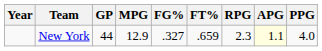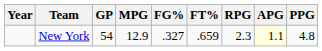(107, 35) 44 -> (107, 35) 54
(307, 35) 4.0 -> (307, 35) 4.8
